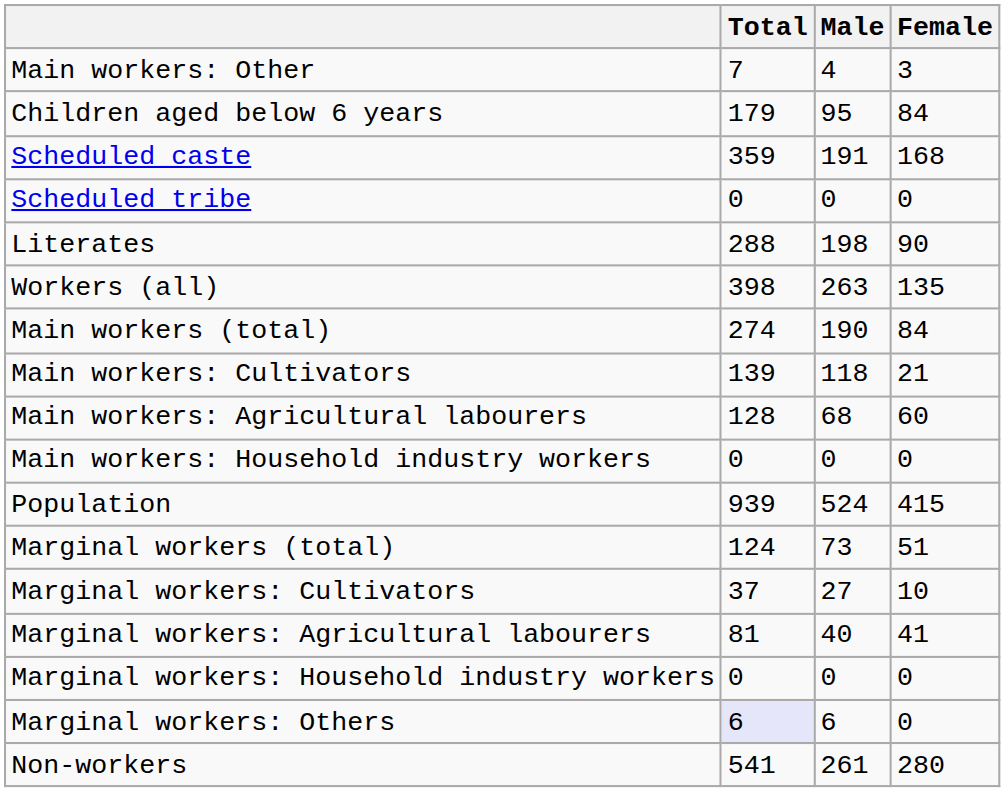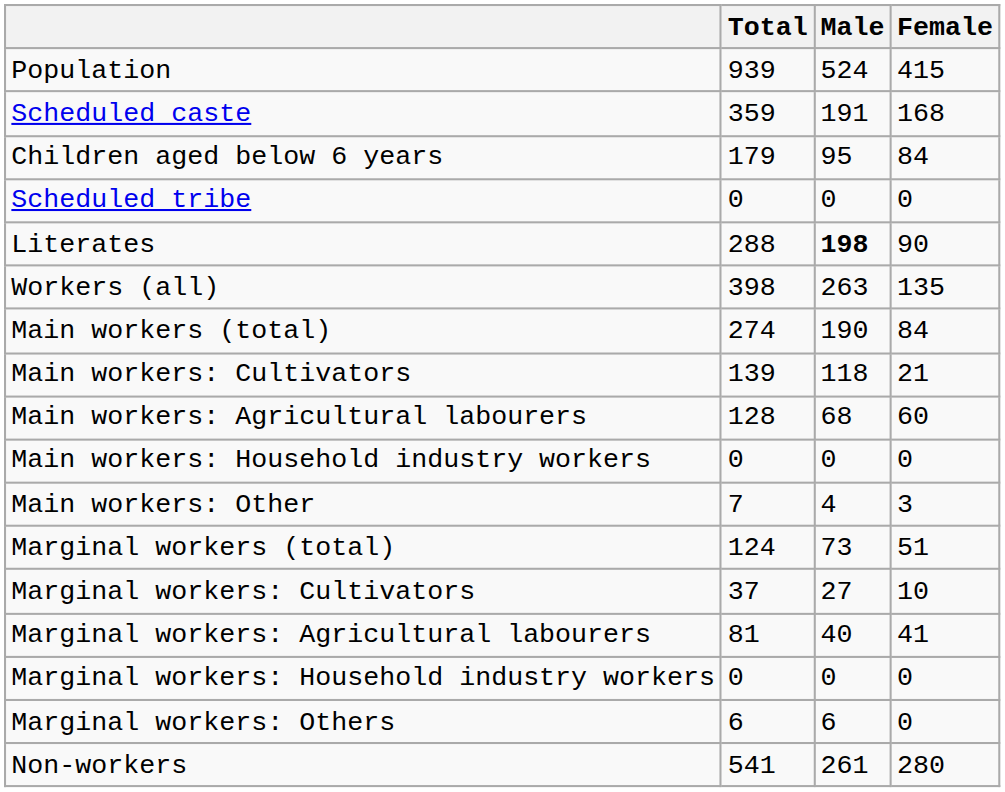rows swapped: (91, 505) <-> (163, 70)
rows swapped: (227, 114) <-> (131, 157)
(844, 244) normal -> (844, 244) bold
(736, 722) lavender background -> (736, 722) no background
